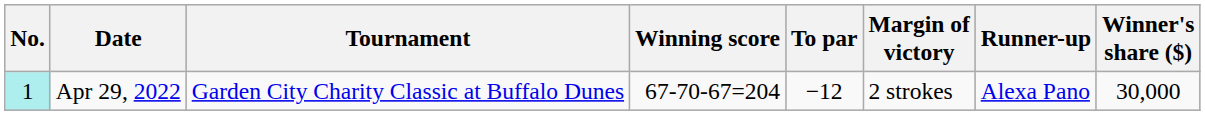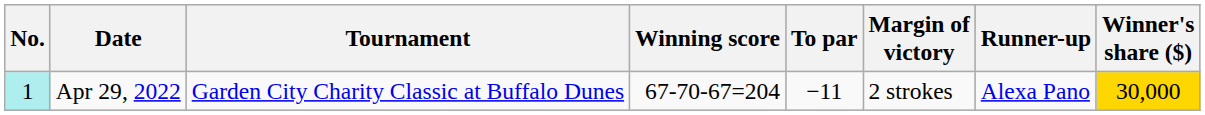(824, 90) −12 -> (824, 90) −11
(1148, 90) no background -> (1148, 90) gold background
